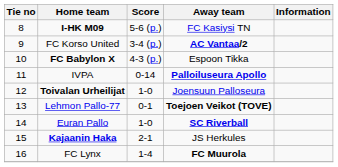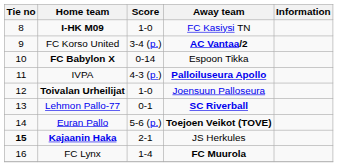(145, 28) 5-6 (p.) -> (145, 28) 1-0
(145, 59) 4-3 (p.) -> (145, 59) 0-14
(145, 75) 0-14 -> (145, 75) 4-3 (p.)
(219, 106) Toejoen Veikot (TOVE) -> (219, 106) SC Riverball
(145, 122) 1-0 -> (145, 122) 5-6 (p.)
(219, 122) SC Riverball -> (219, 122) Toejoen Veikot (TOVE)
(21, 138) normal -> (21, 138) bold
